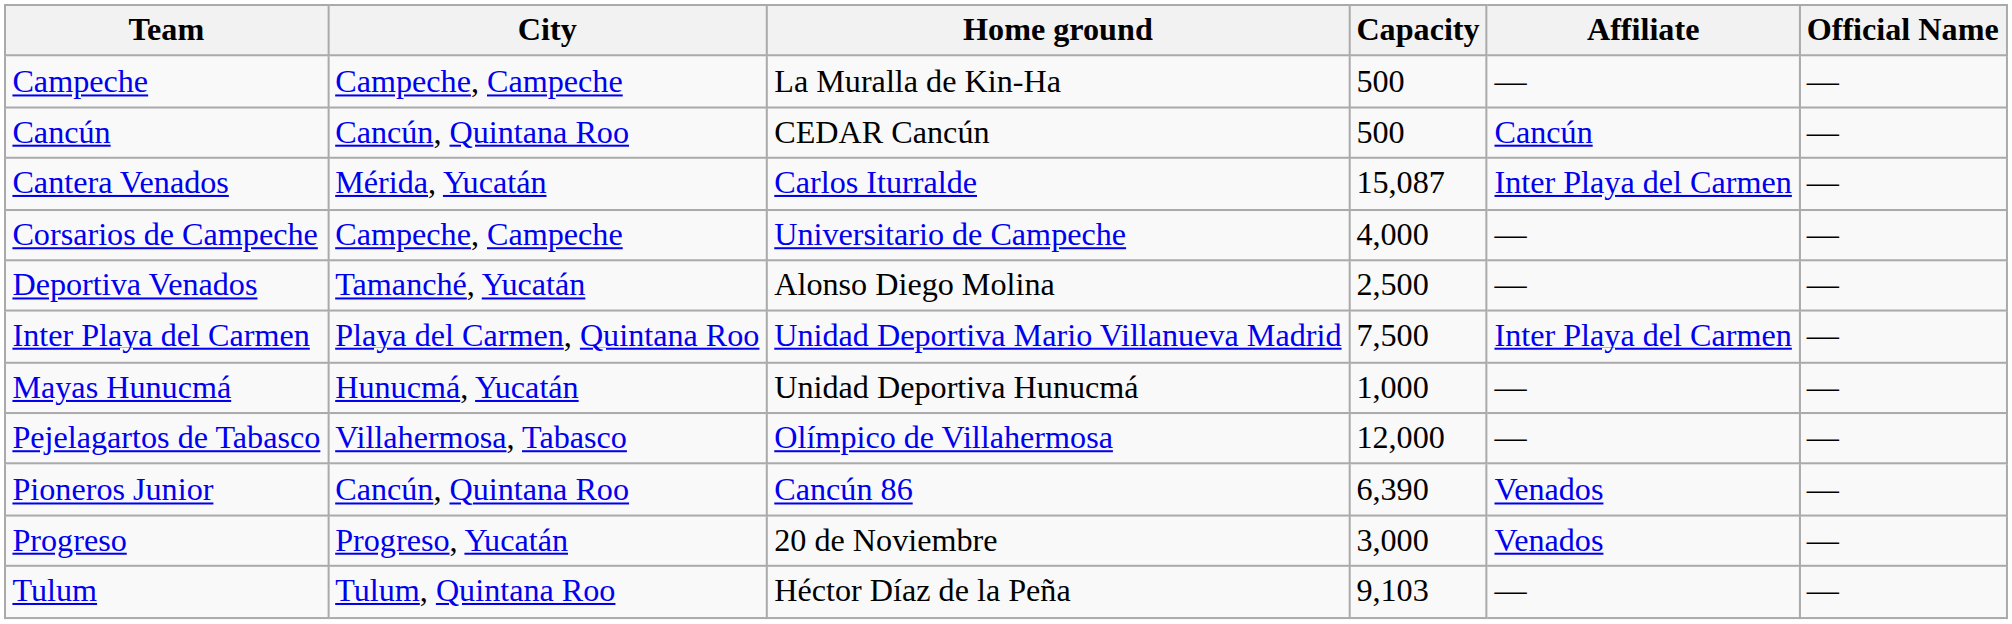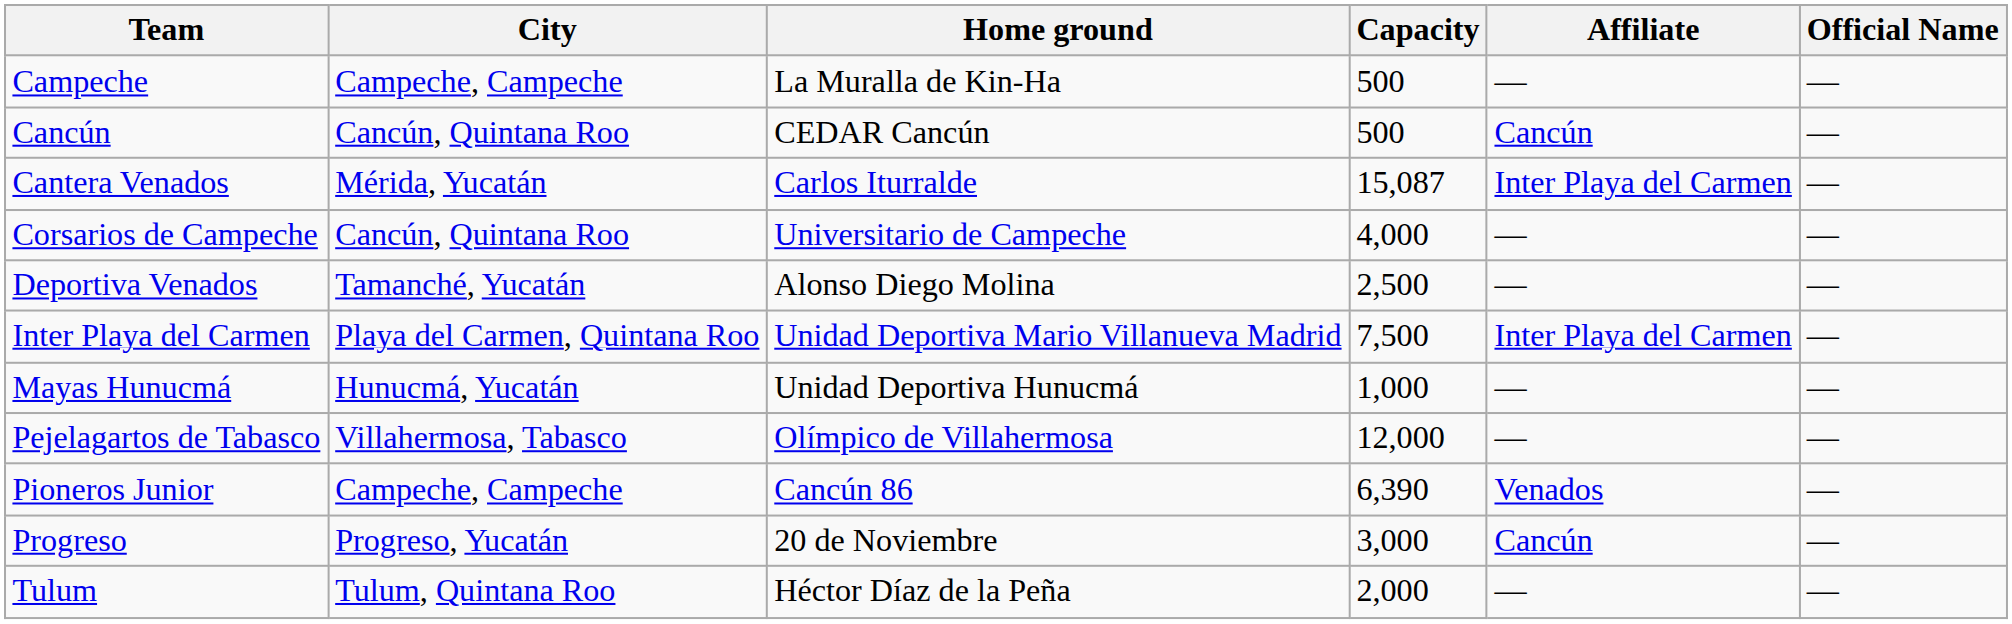(479, 234) Campeche, Campeche -> (482, 234) Cancún, Quintana Roo
(482, 489) Cancún, Quintana Roo -> (479, 489) Campeche, Campeche
(1549, 540) Venados -> (1544, 540) Cancún
(1393, 591) 9,103 -> (1393, 591) 2,000
